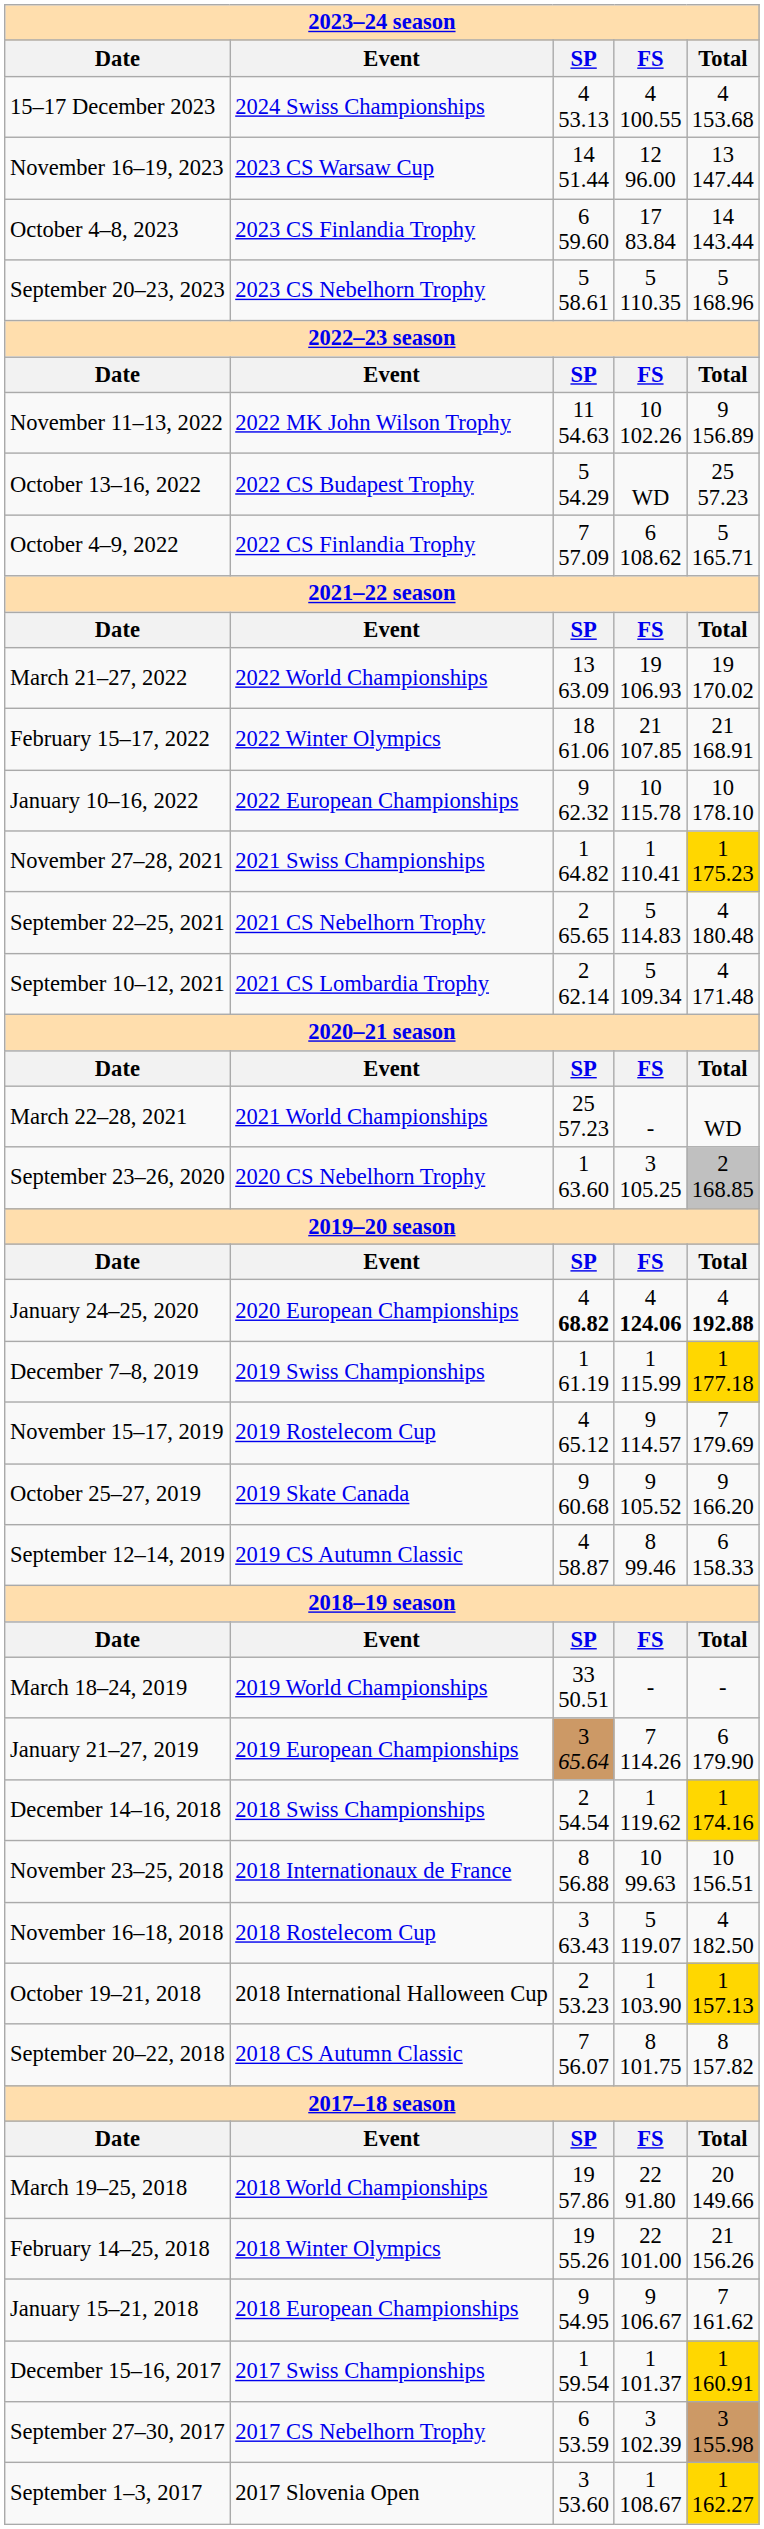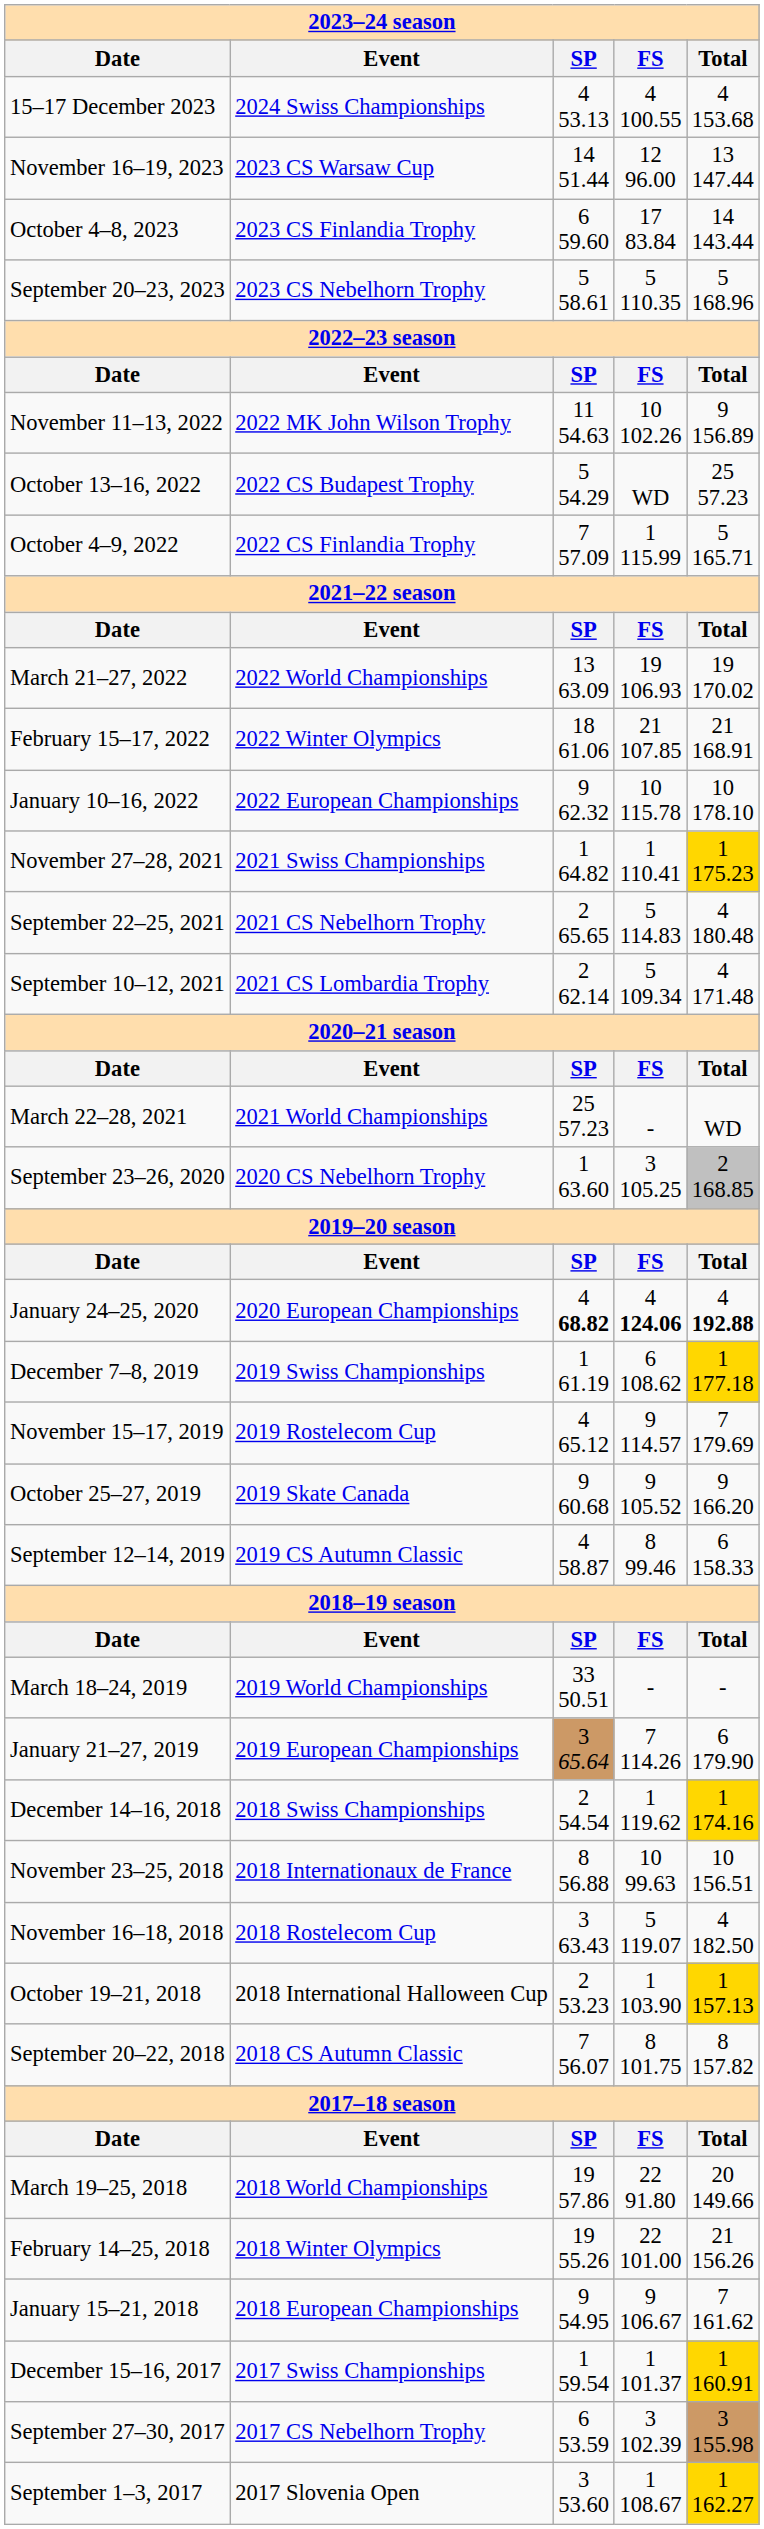(650, 545) 6 108.62 -> (650, 545) 1 115.99
(650, 1371) 1 115.99 -> (650, 1371) 6 108.62
